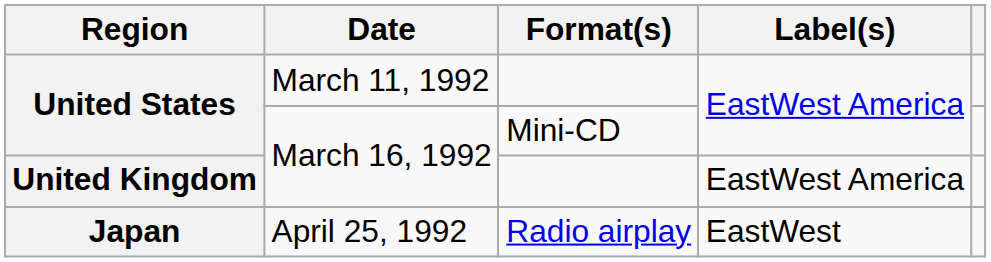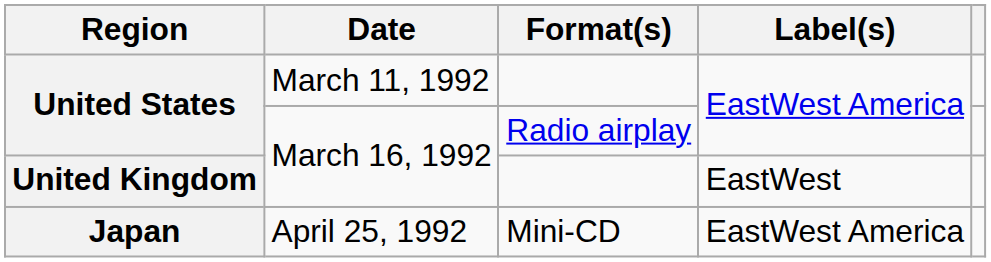(563, 130) Mini-CD -> (599, 130) Radio airplay
(835, 180) EastWest America -> (773, 180) EastWest
(599, 230) Radio airplay -> (563, 230) Mini-CD
(773, 230) EastWest -> (835, 230) EastWest America
